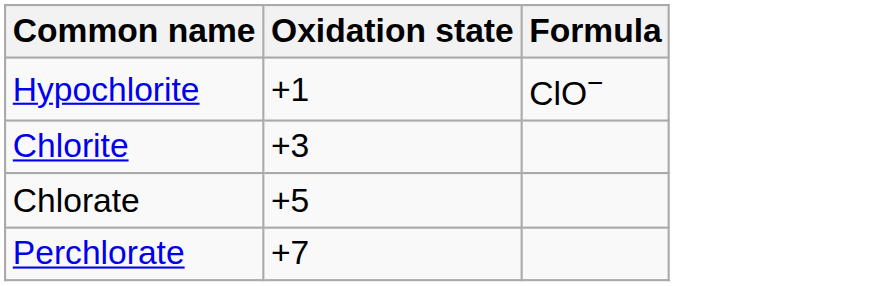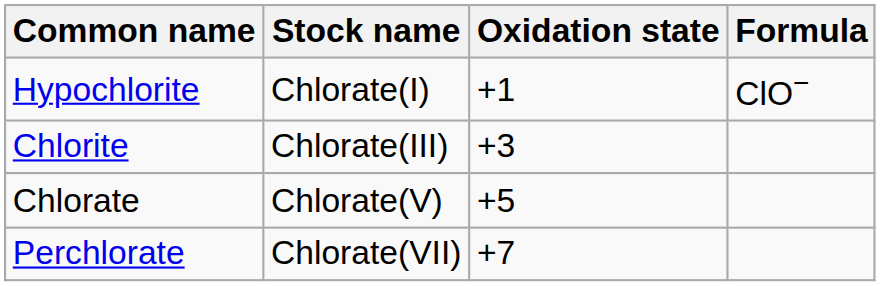+ column: (366, 31)
